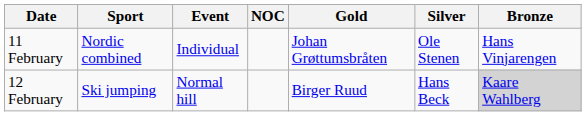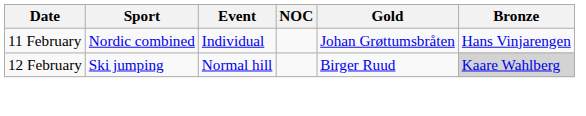- column: (447, 16)
